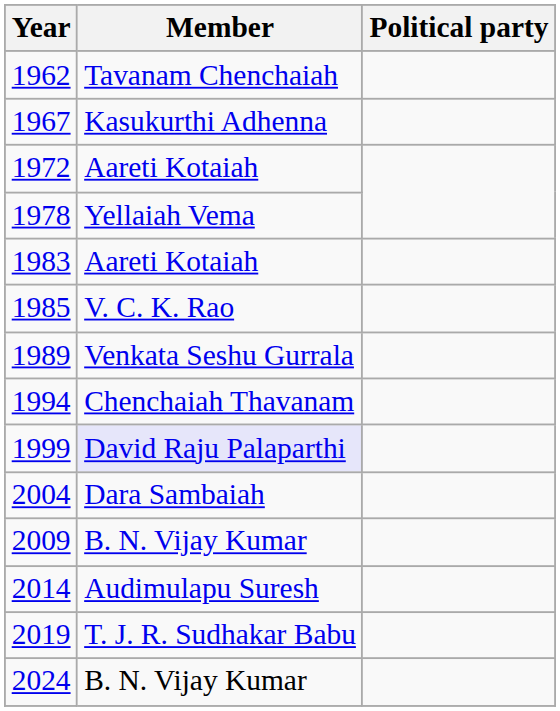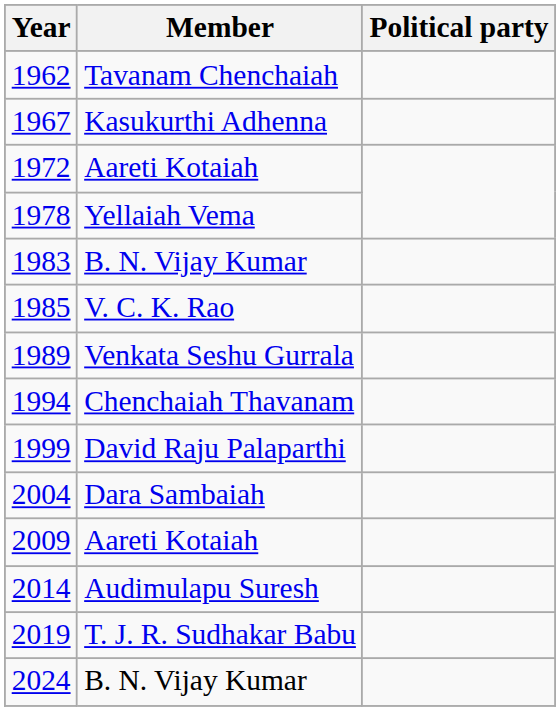(171, 261) Aareti Kotaiah -> (195, 261) B. N. Vijay Kumar
(215, 448) lavender background -> (215, 448) no background
(195, 541) B. N. Vijay Kumar -> (171, 541) Aareti Kotaiah
